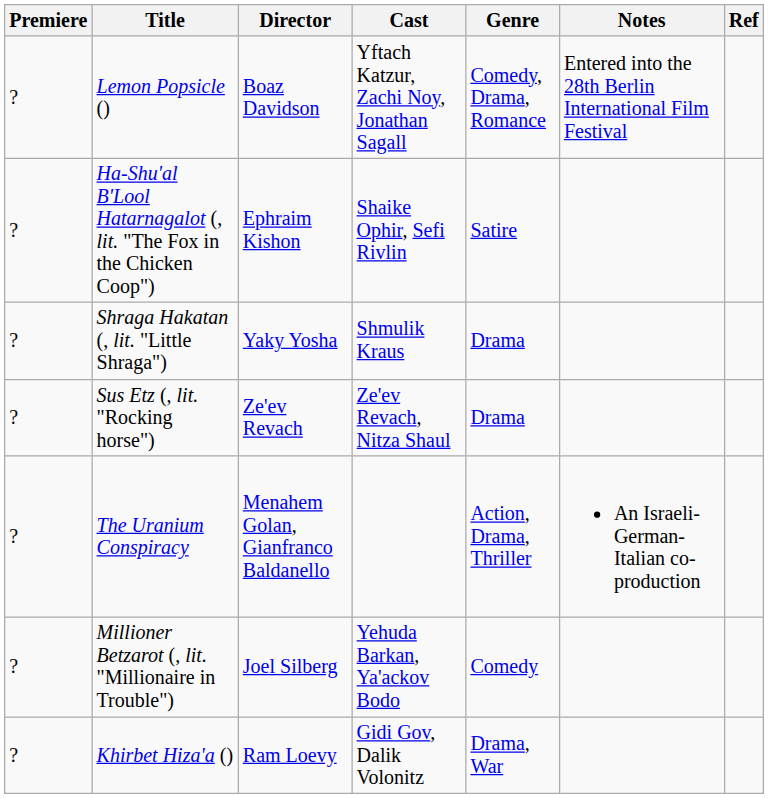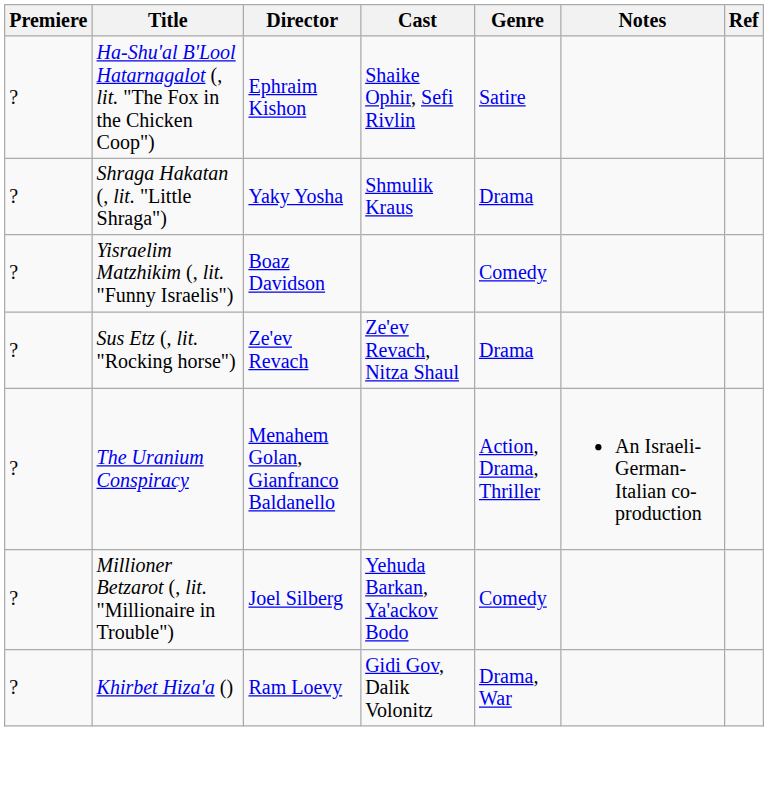- row: (161, 97)
+ row: (165, 273)
